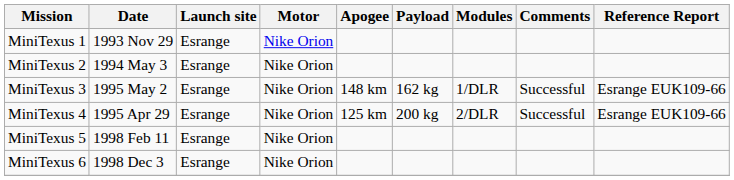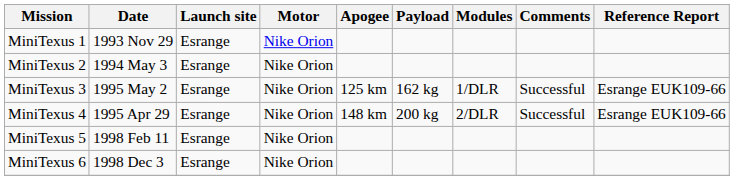(364, 89) 148 km -> (364, 89) 125 km
(364, 114) 125 km -> (364, 114) 148 km
